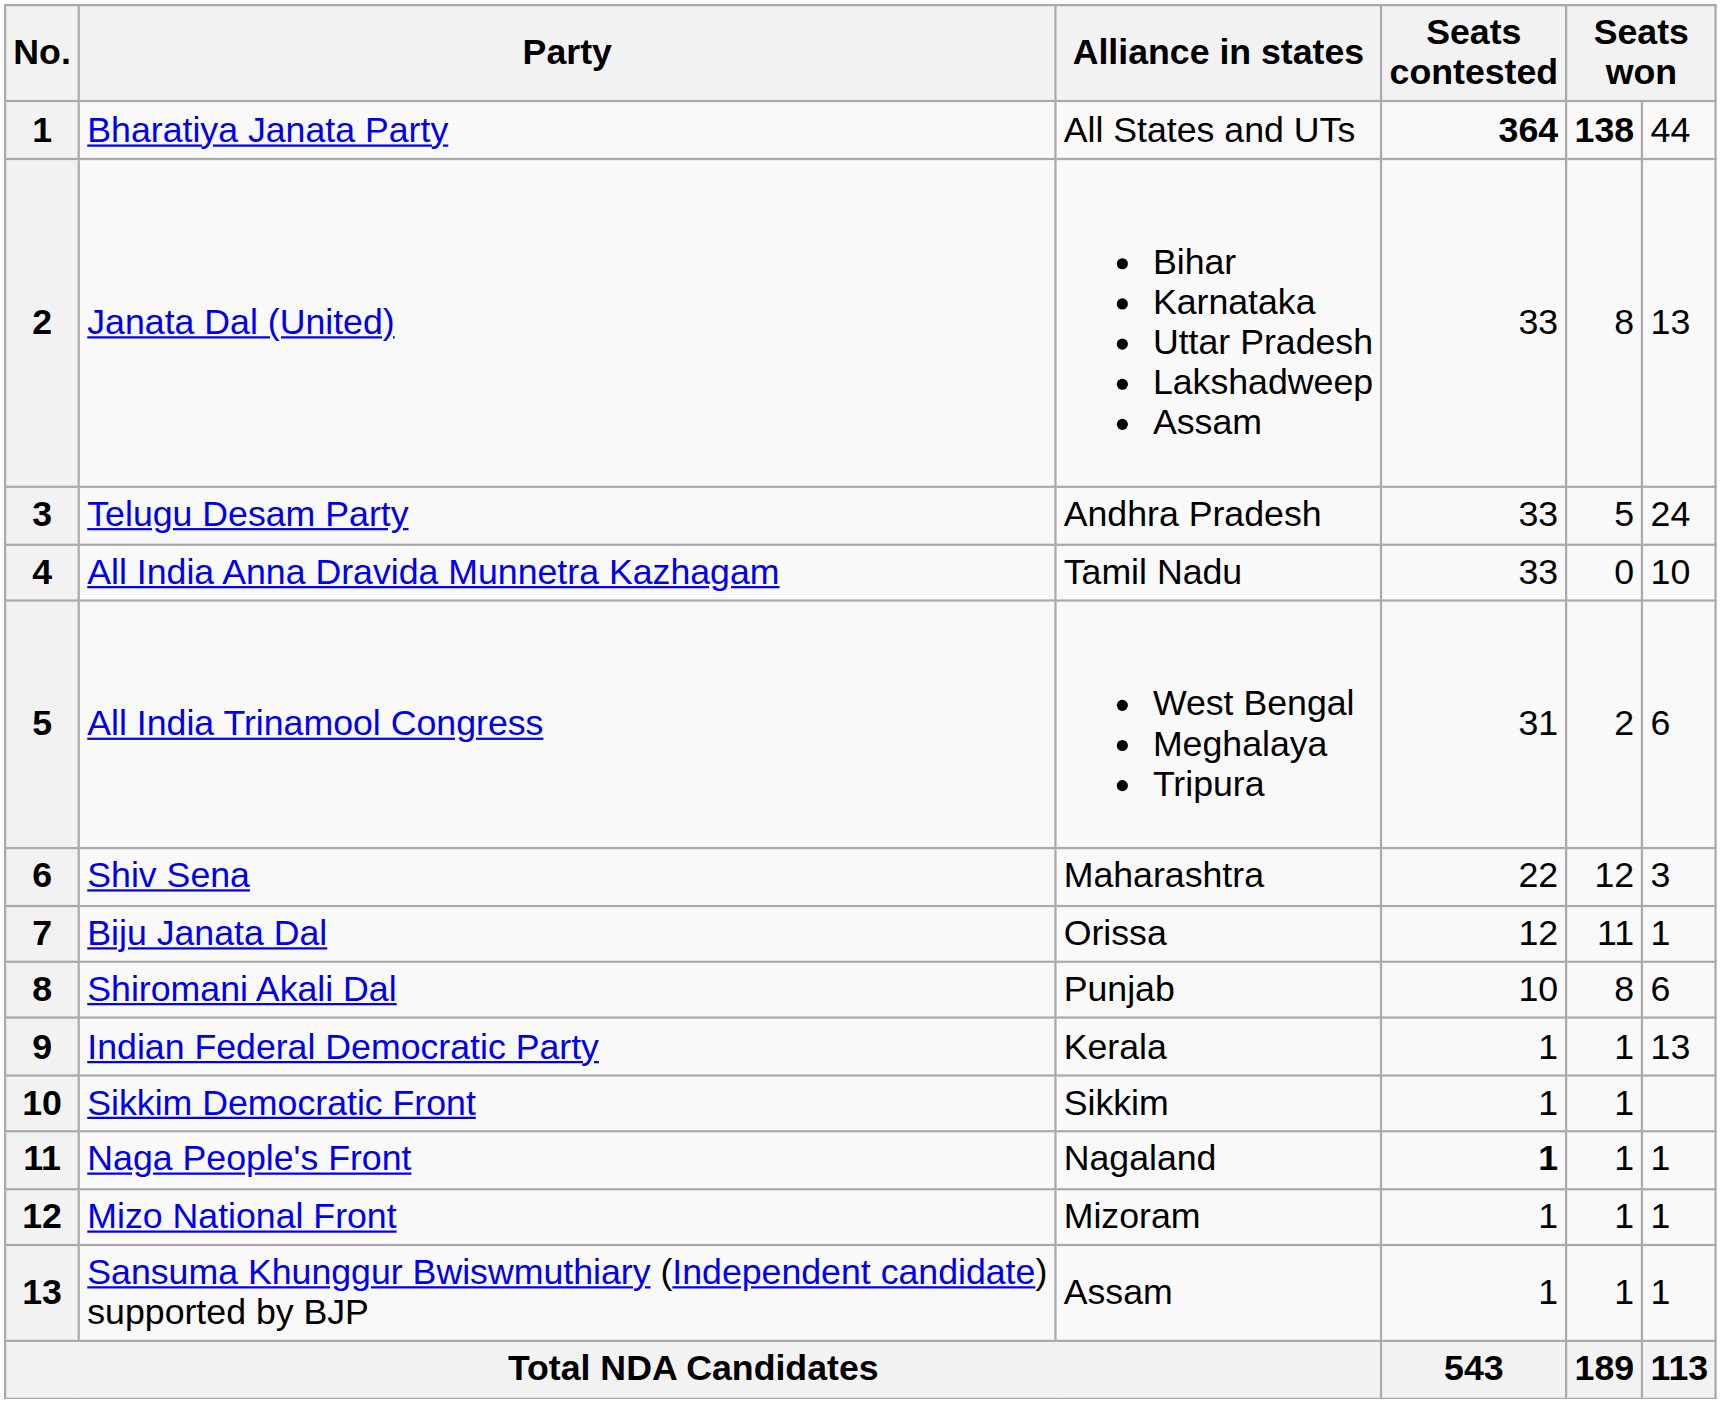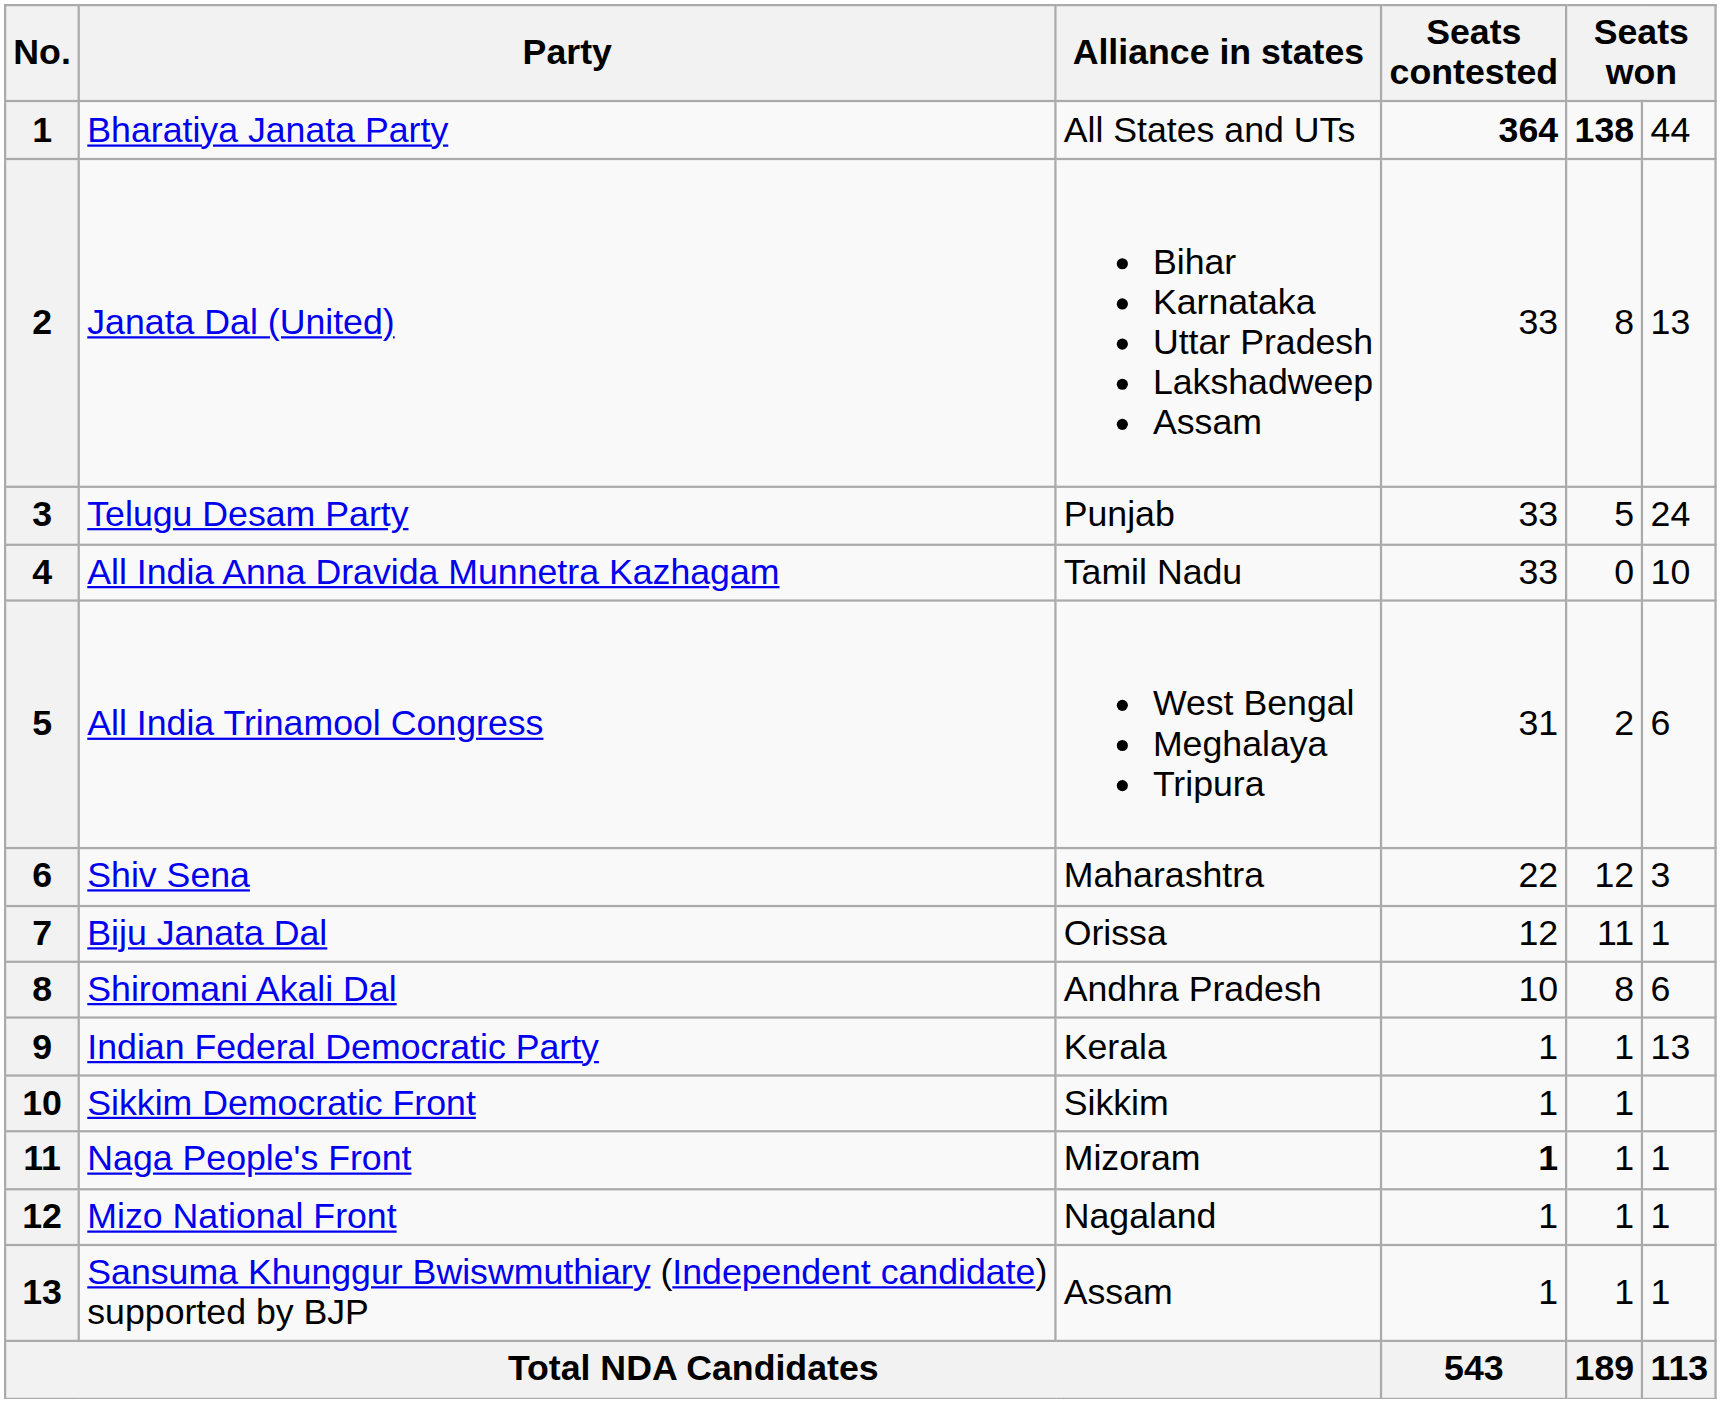(1193, 514) Andhra Pradesh -> (1119, 514) Punjab
(1119, 989) Punjab -> (1193, 989) Andhra Pradesh
(1140, 1159) Nagaland -> (1132, 1159) Mizoram
(1132, 1215) Mizoram -> (1140, 1215) Nagaland
